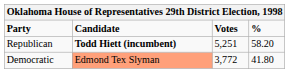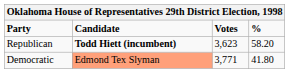(226, 44) 5,251 -> (226, 44) 3,623
(226, 60) 3,772 -> (226, 60) 3,771
